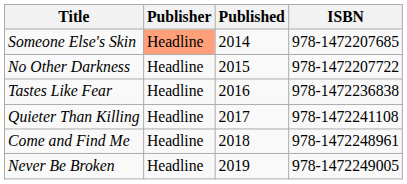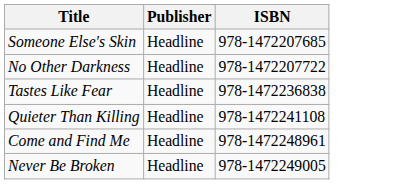- column: (252, 16)
(175, 41) lightsalmon background -> (175, 41) no background
